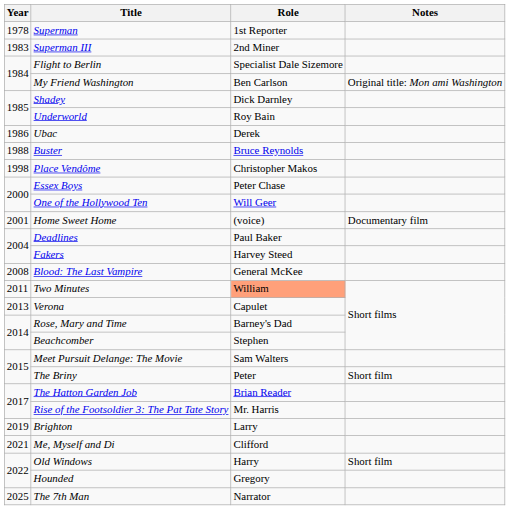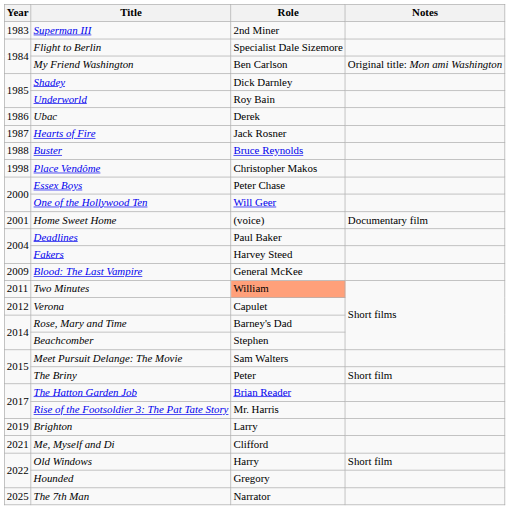- row: (56, 30)
+ row: (65, 133)
(18, 271) 2008 -> (18, 271) 2009
(18, 306) 2013 -> (18, 306) 2012
